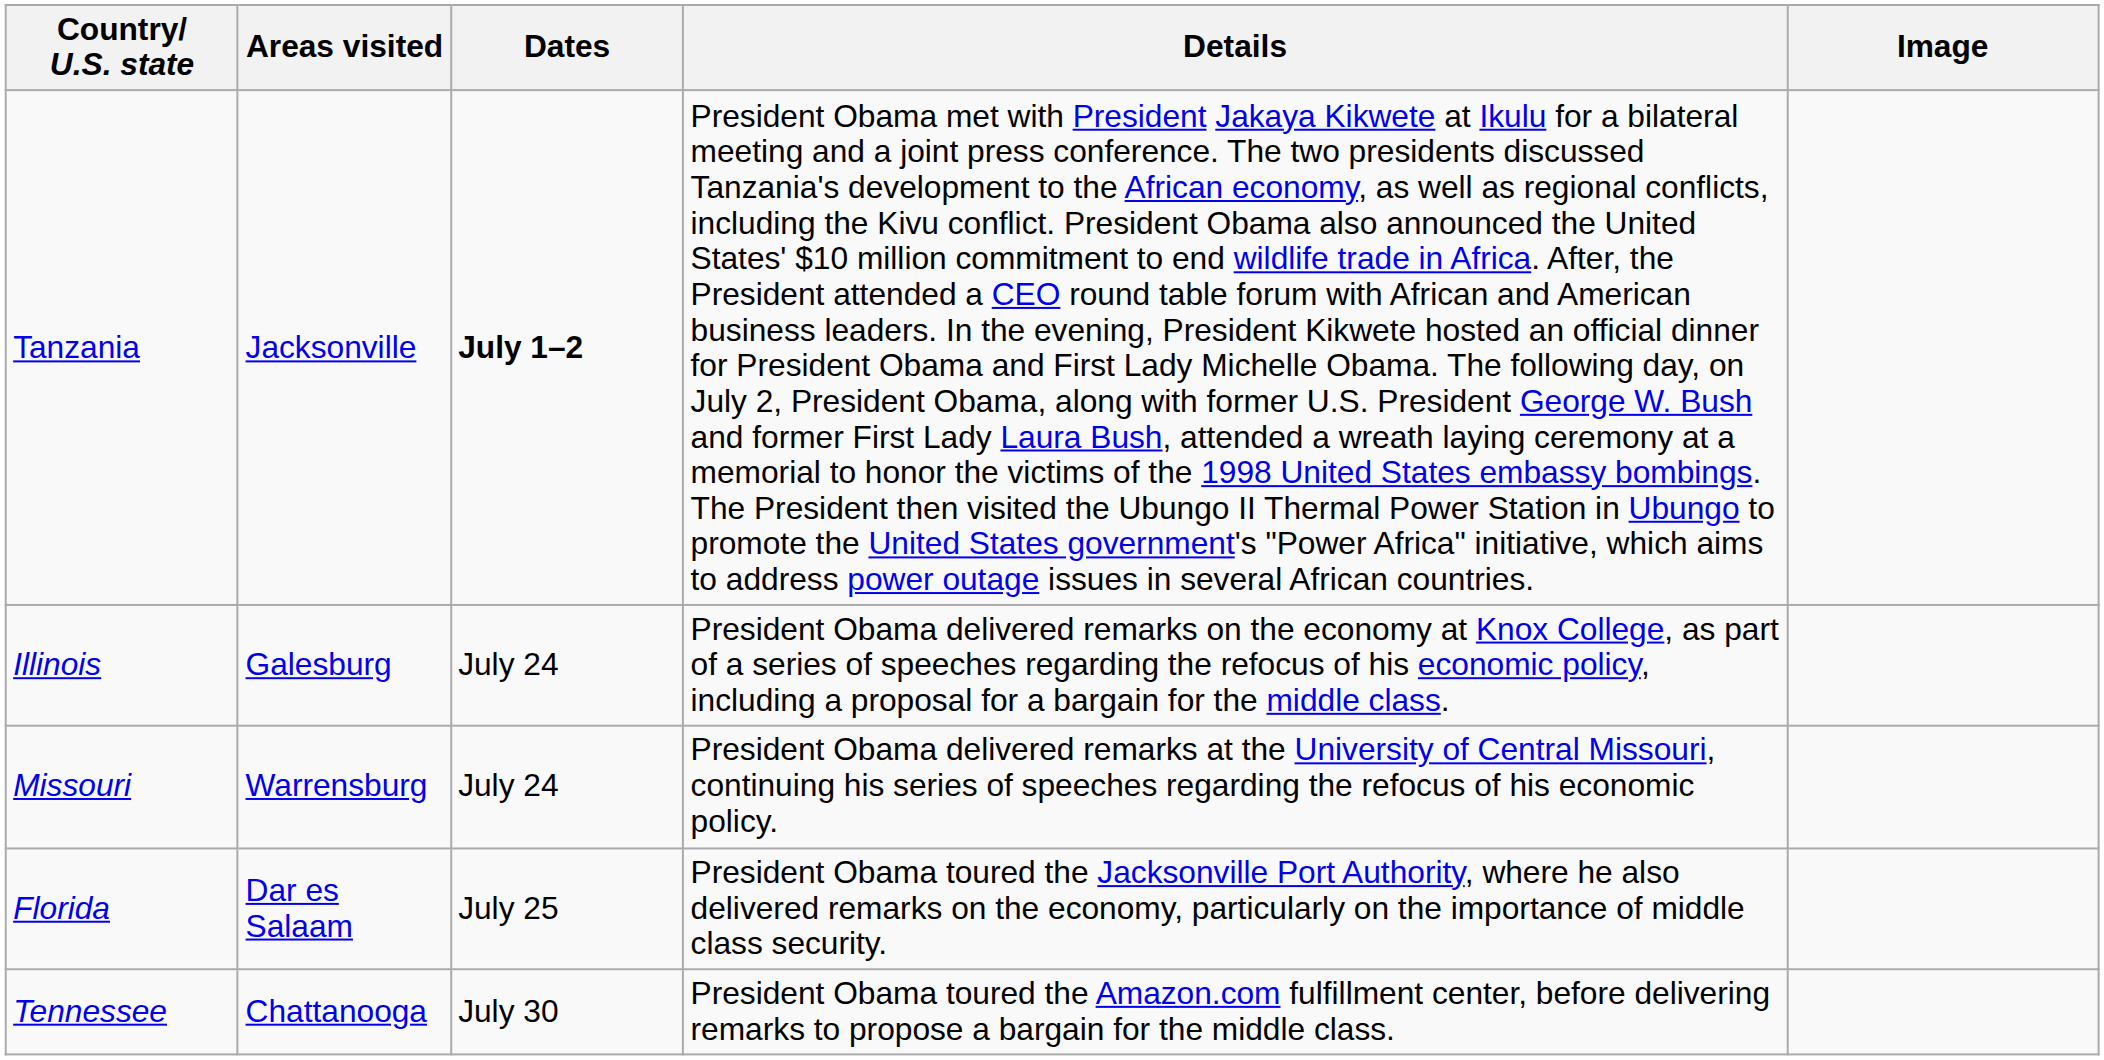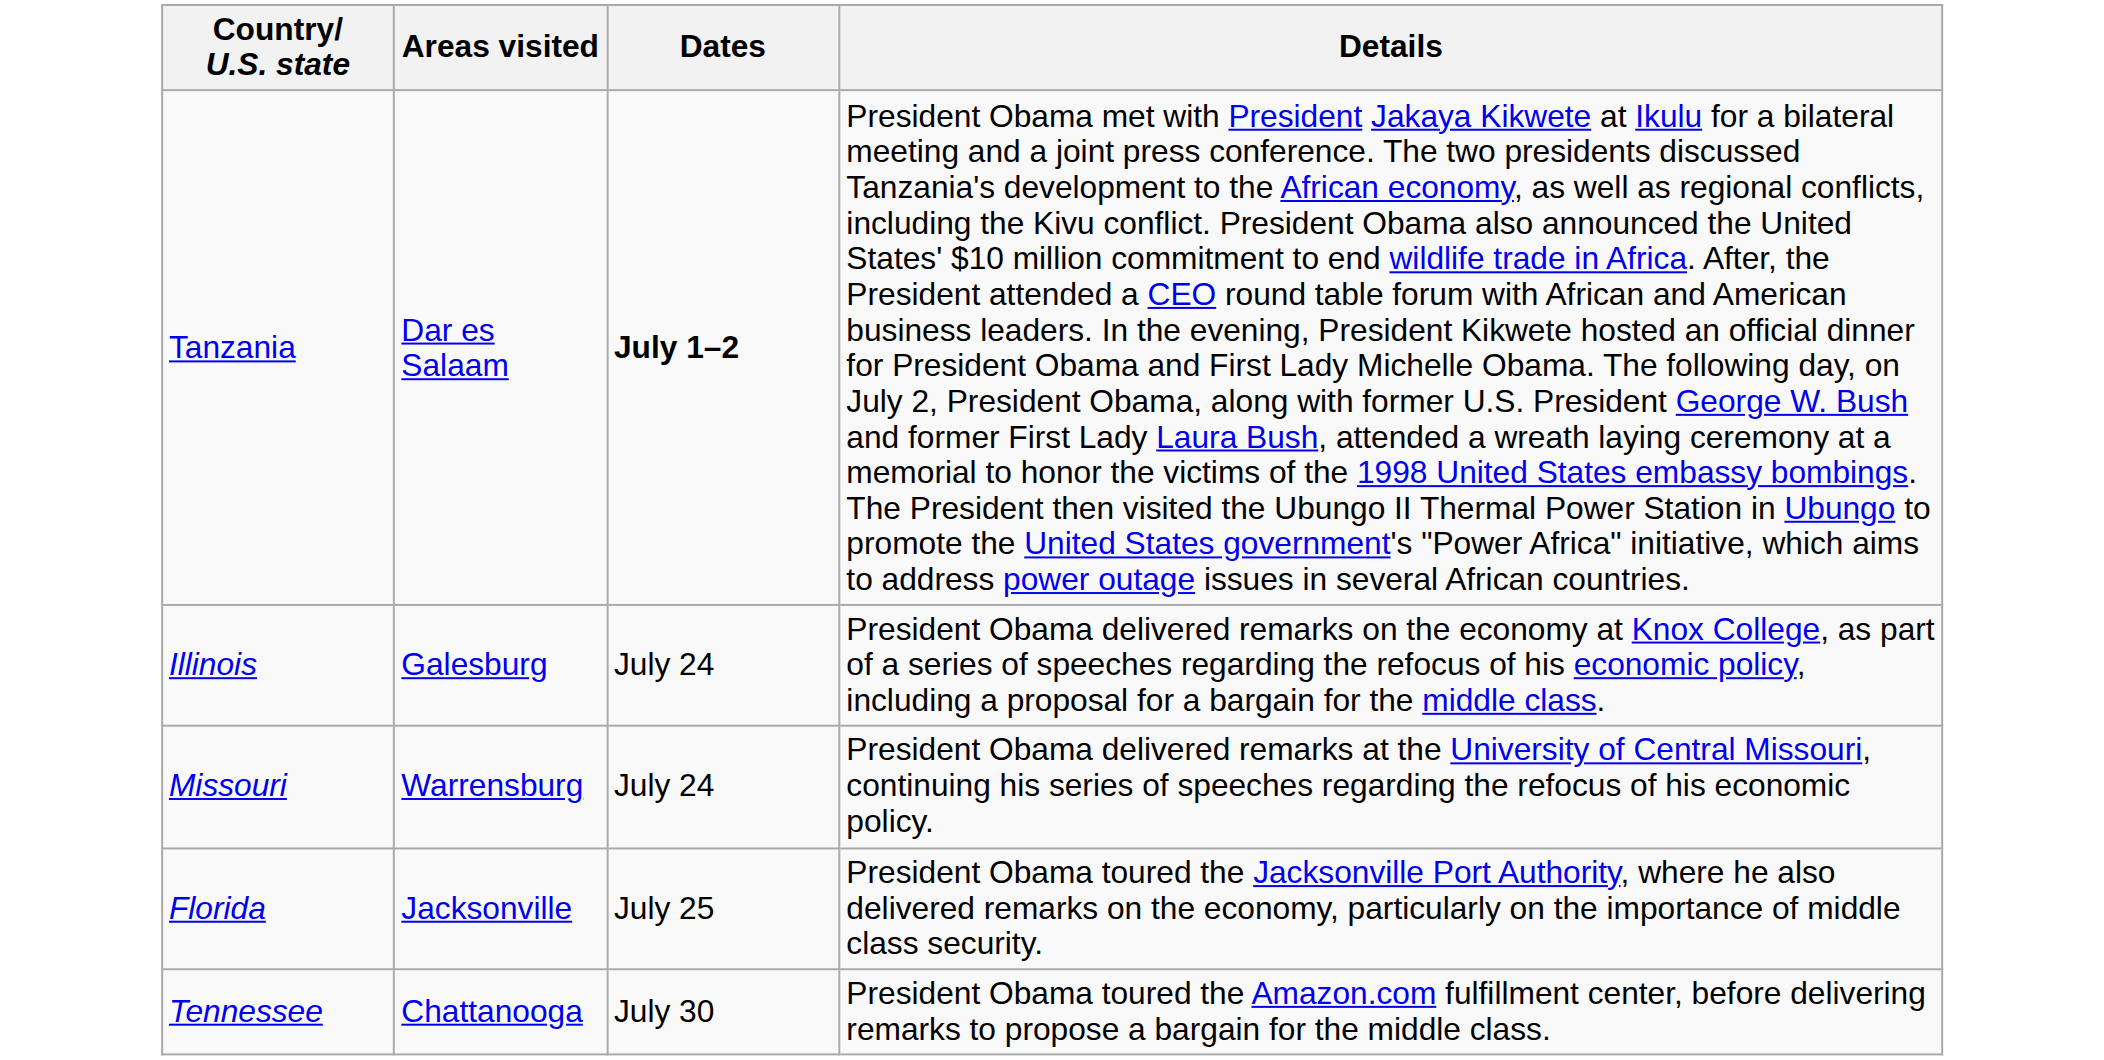- column: (1943, 47)
(331, 347) Jacksonville -> (455, 347) Dar es Salaam
(299, 907) Dar es Salaam -> (487, 907) Jacksonville
